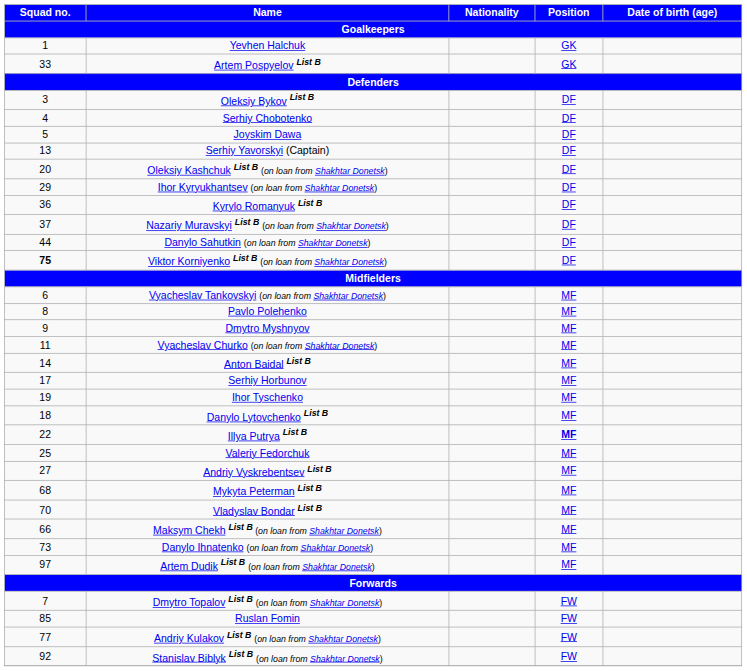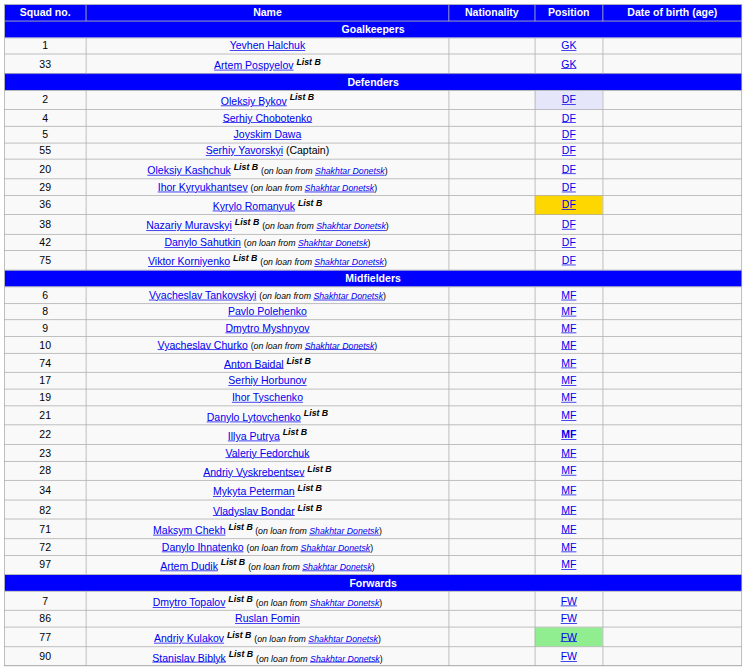(45, 100) 3 -> (45, 100) 2
(569, 100) no background -> (569, 100) lavender background
(45, 151) 13 -> (45, 151) 55
(569, 205) no background -> (569, 205) gold background
(45, 225) 37 -> (45, 225) 38
(45, 243) 44 -> (45, 243) 42
(45, 261) bold -> (45, 261) normal
(45, 345) 11 -> (45, 345) 10
(45, 363) 14 -> (45, 363) 74
(45, 416) 18 -> (45, 416) 21
(45, 453) 25 -> (45, 453) 23
(45, 471) 27 -> (45, 471) 28
(45, 491) 68 -> (45, 491) 34
(45, 510) 70 -> (45, 510) 82
(45, 529) 66 -> (45, 529) 71
(45, 547) 73 -> (45, 547) 72
(45, 619) 85 -> (45, 619) 86
(569, 637) no background -> (569, 637) lightgreen background
(45, 657) 92 -> (45, 657) 90
